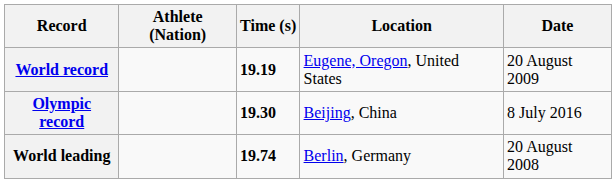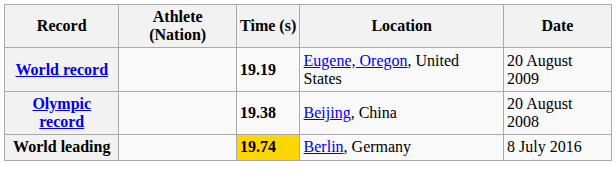(258, 112) 19.30 -> (258, 112) 19.38
(544, 112) 8 July 2016 -> (540, 112) 20 August 2008
(258, 156) no background -> (258, 147) gold background
(540, 156) 20 August 2008 -> (544, 147) 8 July 2016
